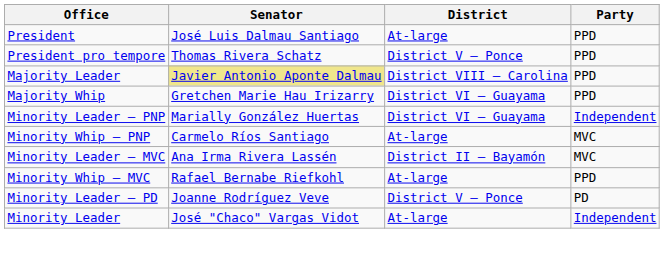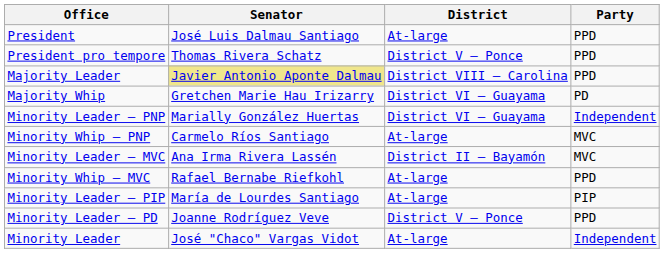(585, 96) PPD -> (581, 96) PD
+ row: (86, 198)
(581, 198) PD -> (585, 218) PPD
